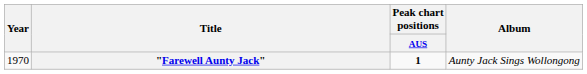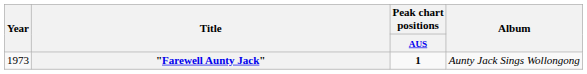(18, 60) 1970 -> (18, 60) 1973
